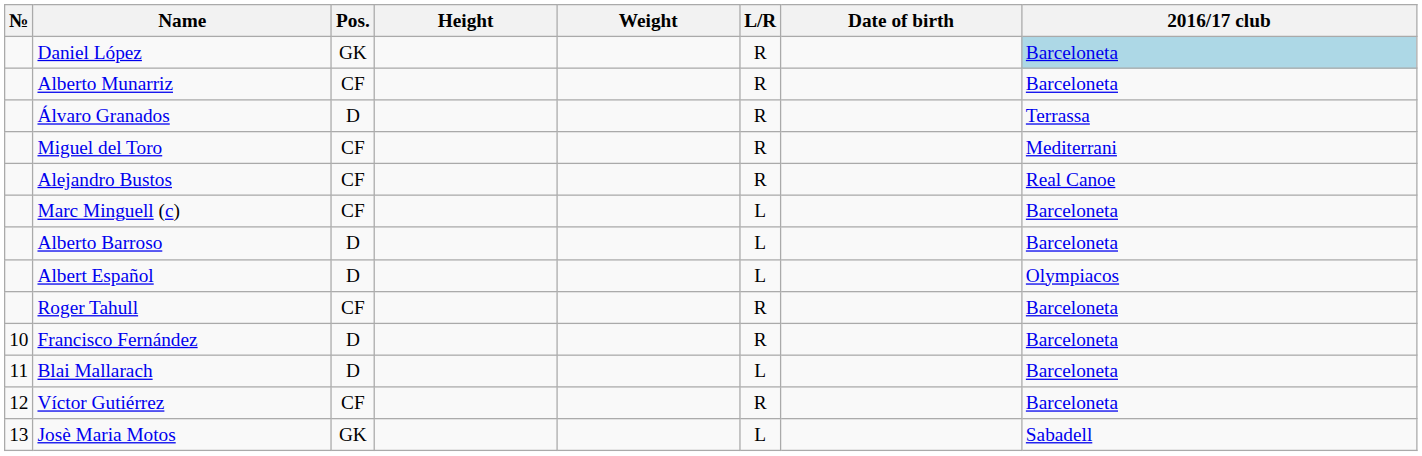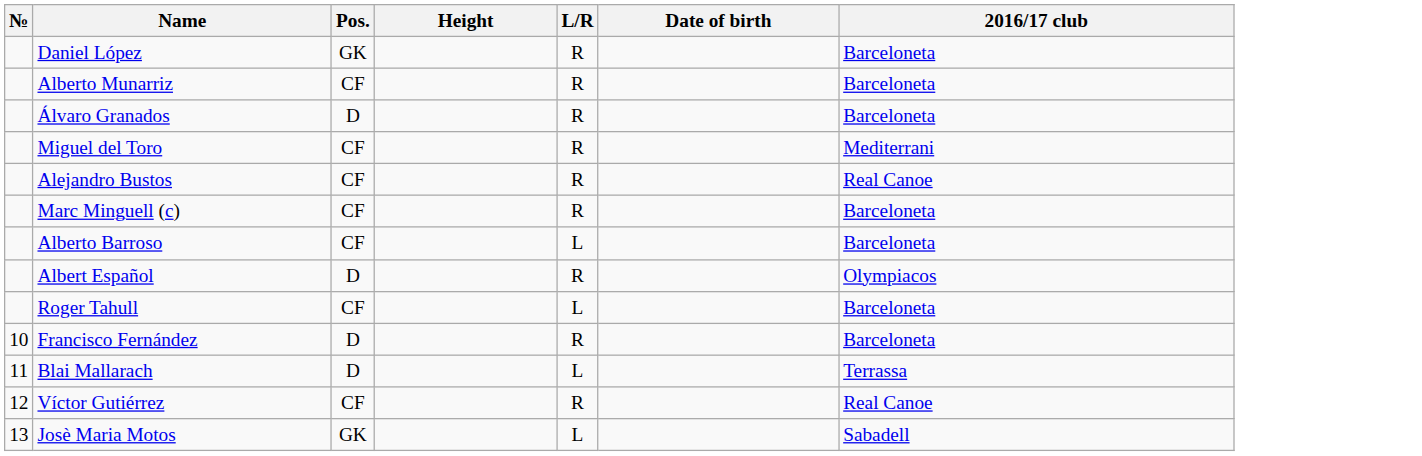- column: (648, 20)
(1072, 52) lightblue background -> (889, 52) no background
(1058, 116) Terrassa -> (889, 116) Barceloneta
(760, 211) L -> (578, 211) R
(353, 243) D -> (353, 243) CF
(760, 275) L -> (578, 275) R
(760, 307) R -> (578, 307) L
(1072, 370) Barceloneta -> (875, 370) Terrassa
(1072, 402) Barceloneta -> (888, 402) Real Canoe
